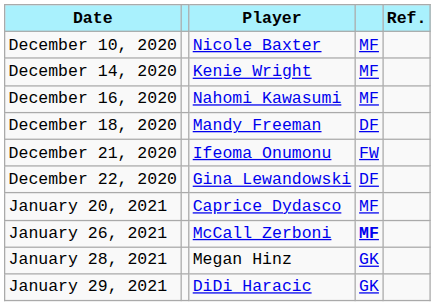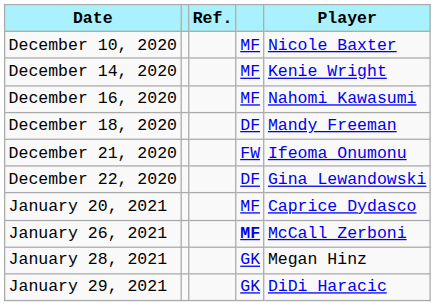columns swapped: (272, 18) <-> (407, 18)
